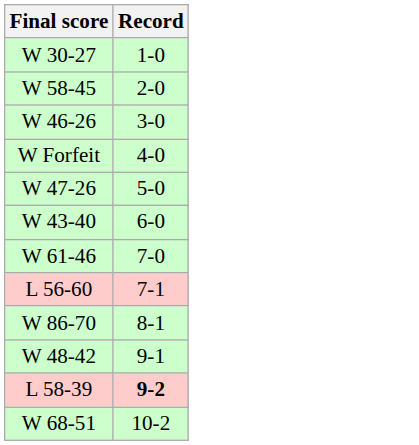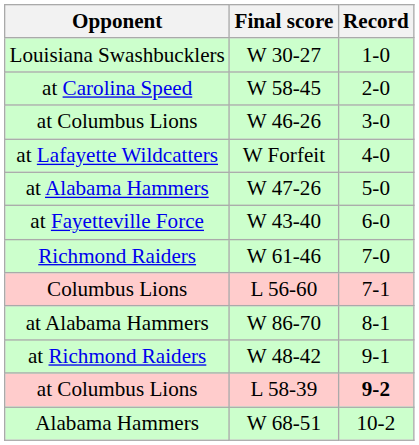+ column: (117, 21)
